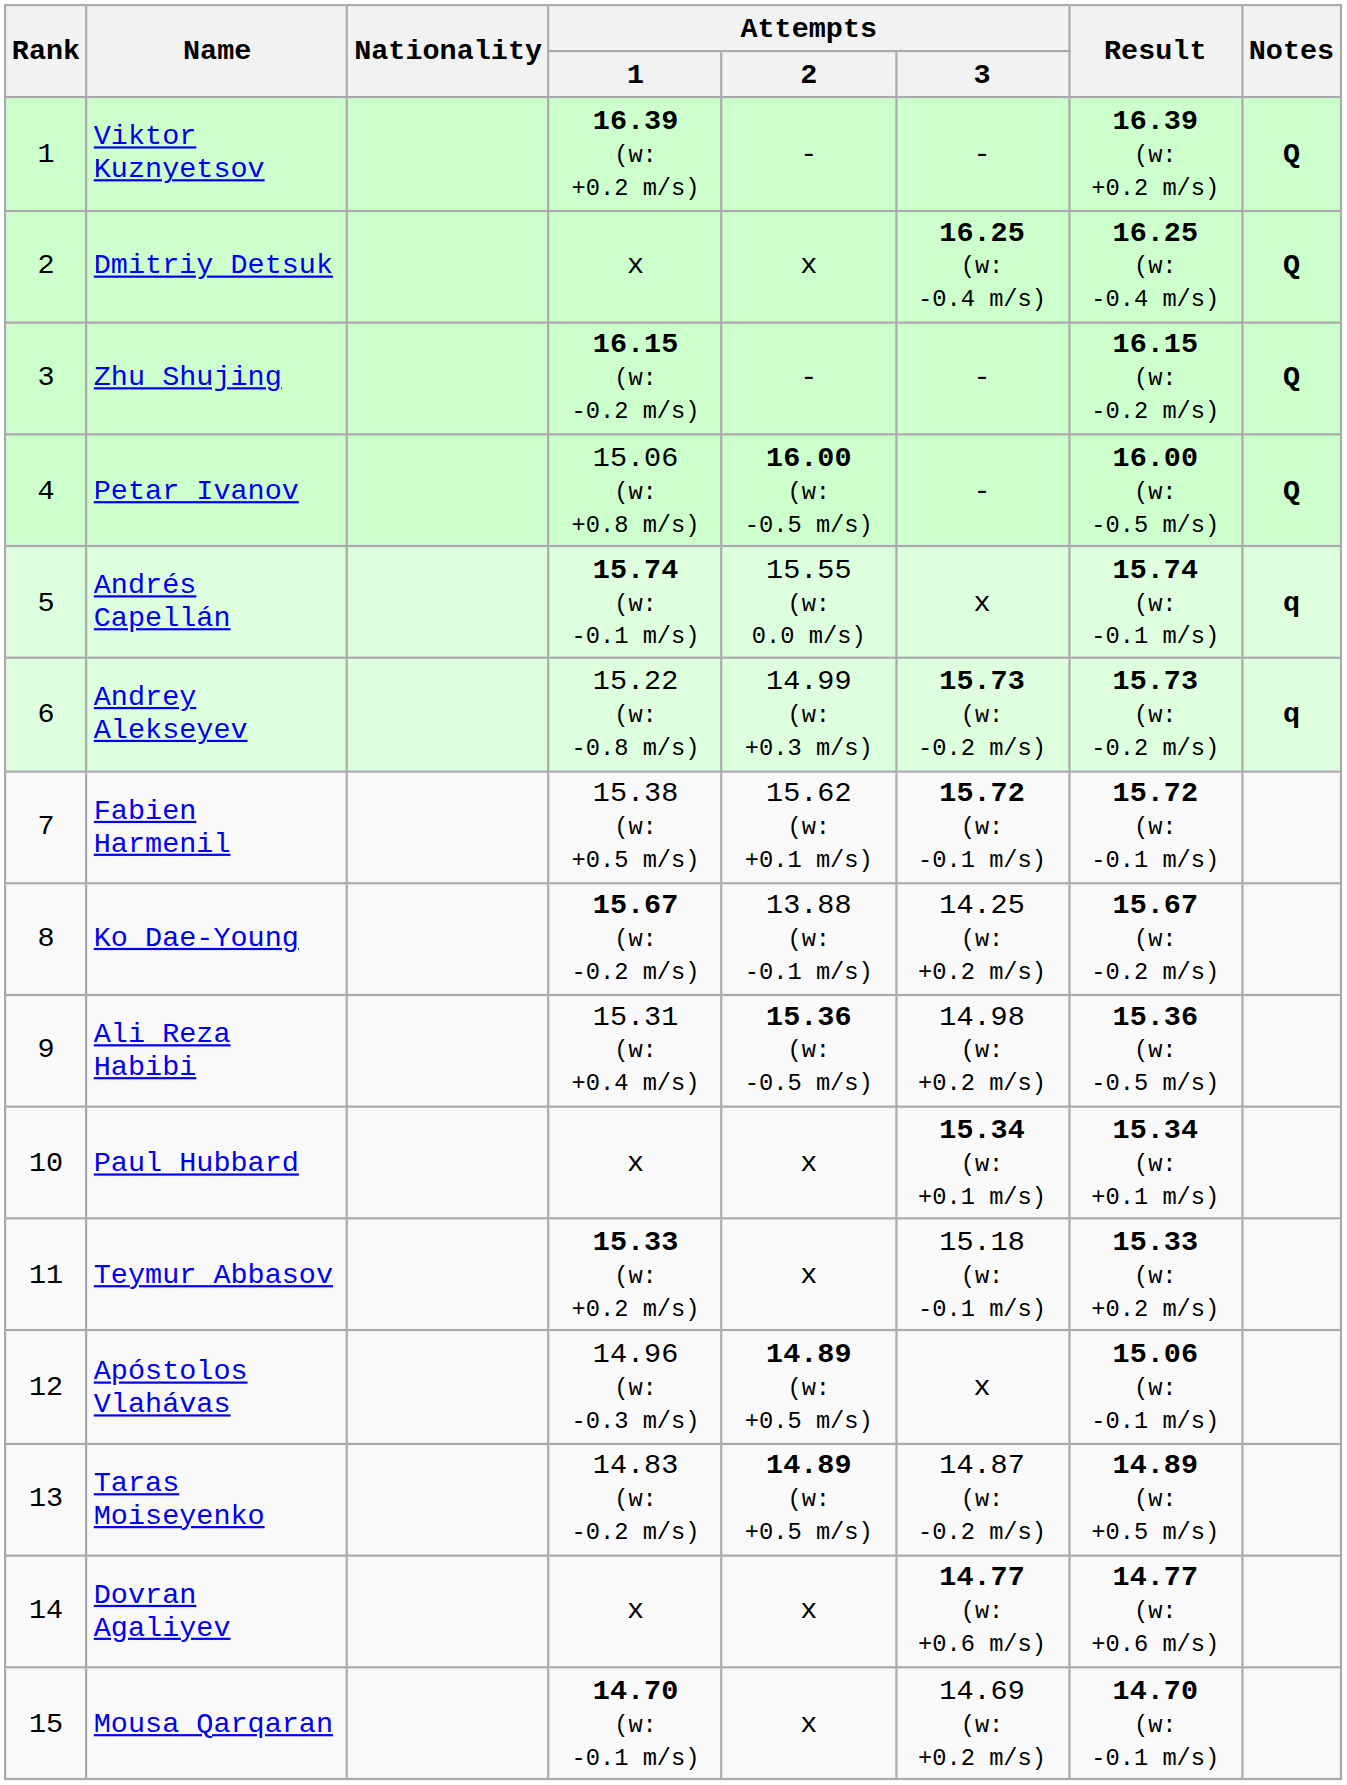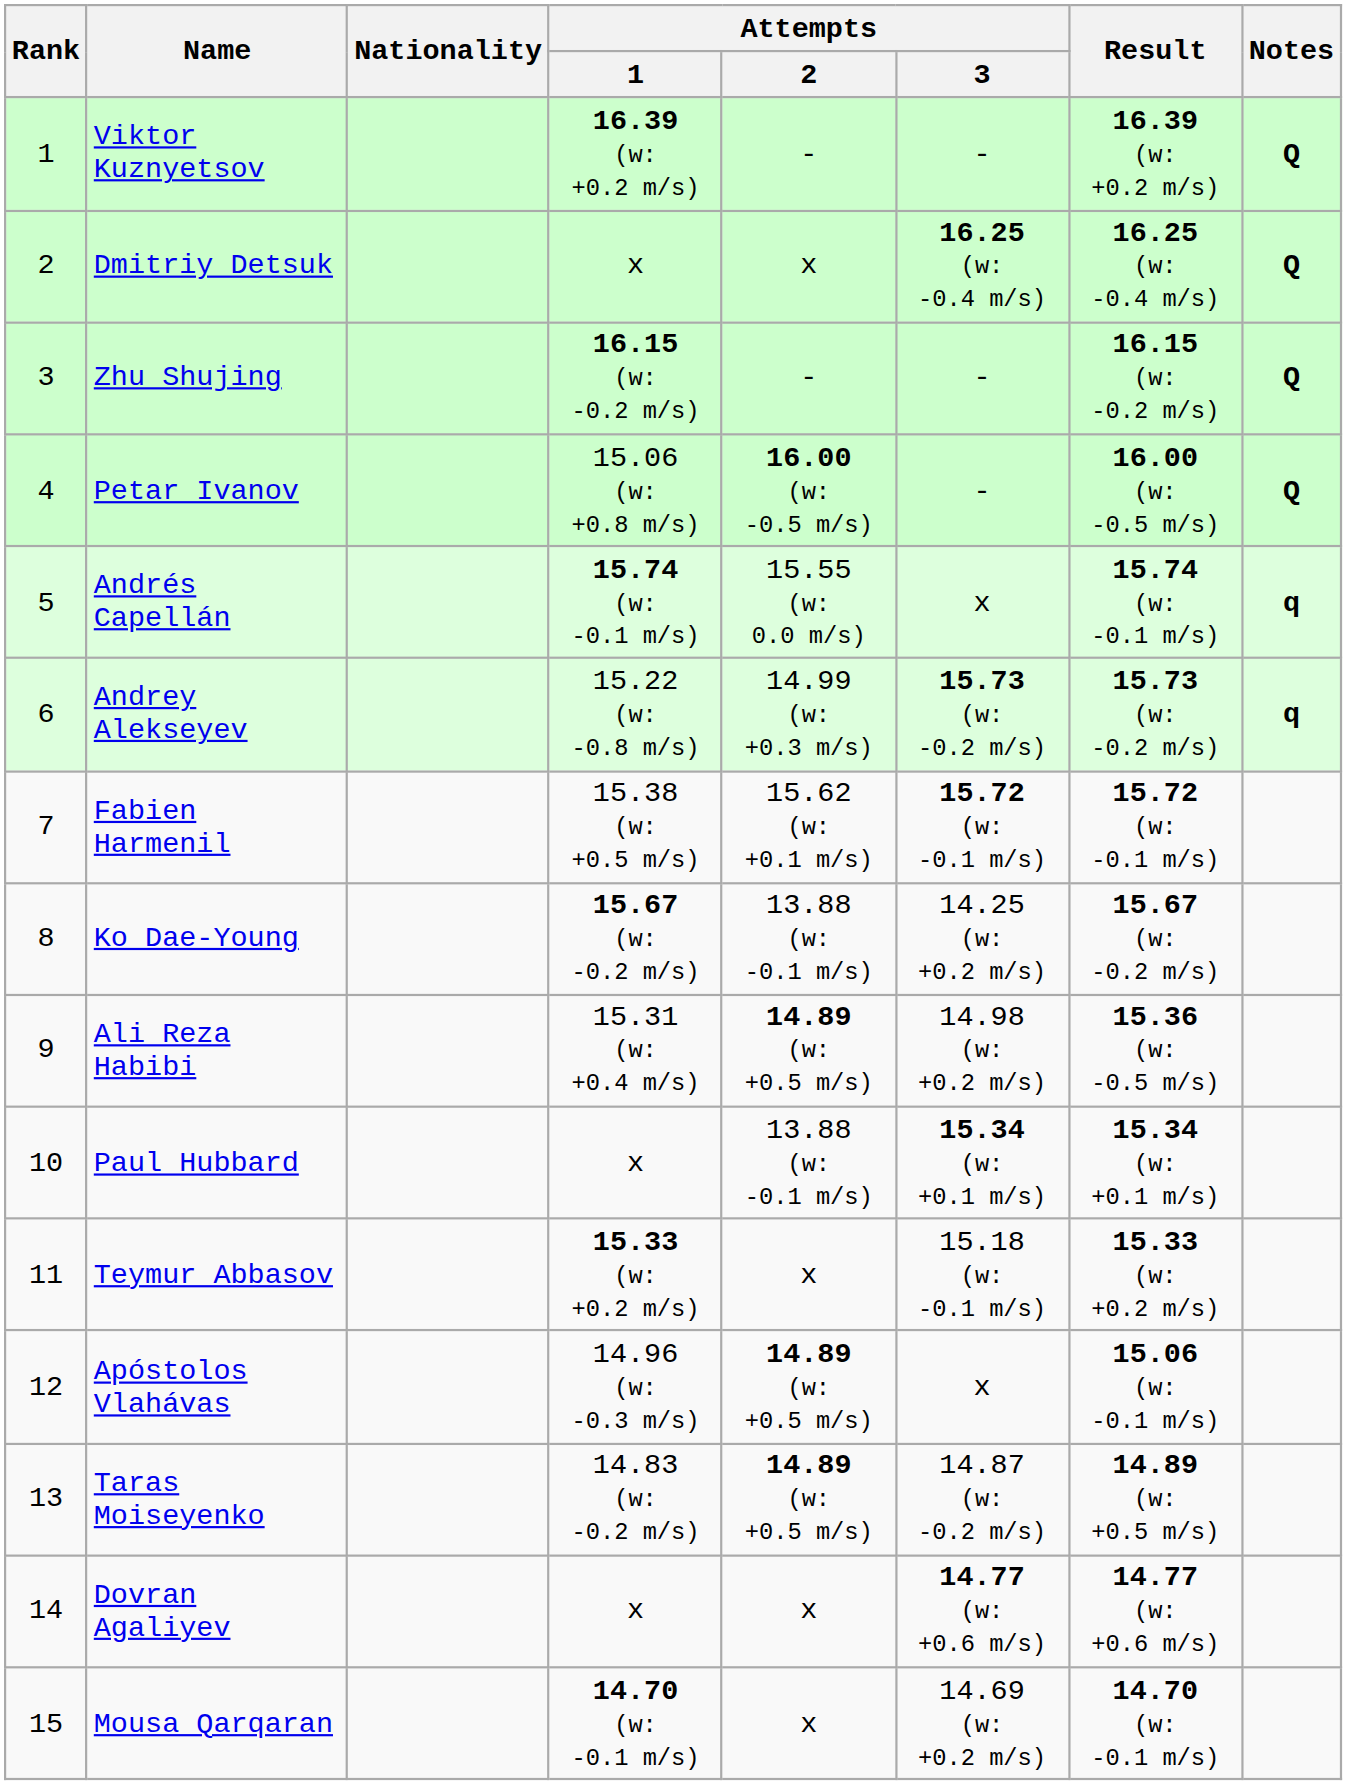(809, 1050) 15.36 (w: -0.5 m/s) -> (809, 1050) 14.89 (w: +0.5 m/s)
(809, 1163) x -> (809, 1162) 13.88 (w: -0.1 m/s)
